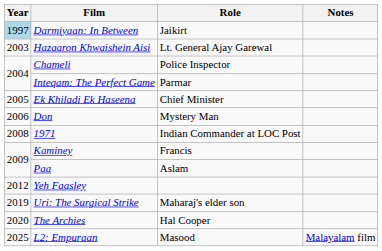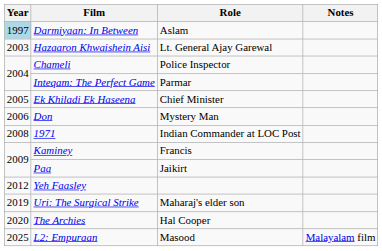(173, 30) Jaikirt -> (174, 30) Aslam
(174, 168) Aslam -> (173, 168) Jaikirt
